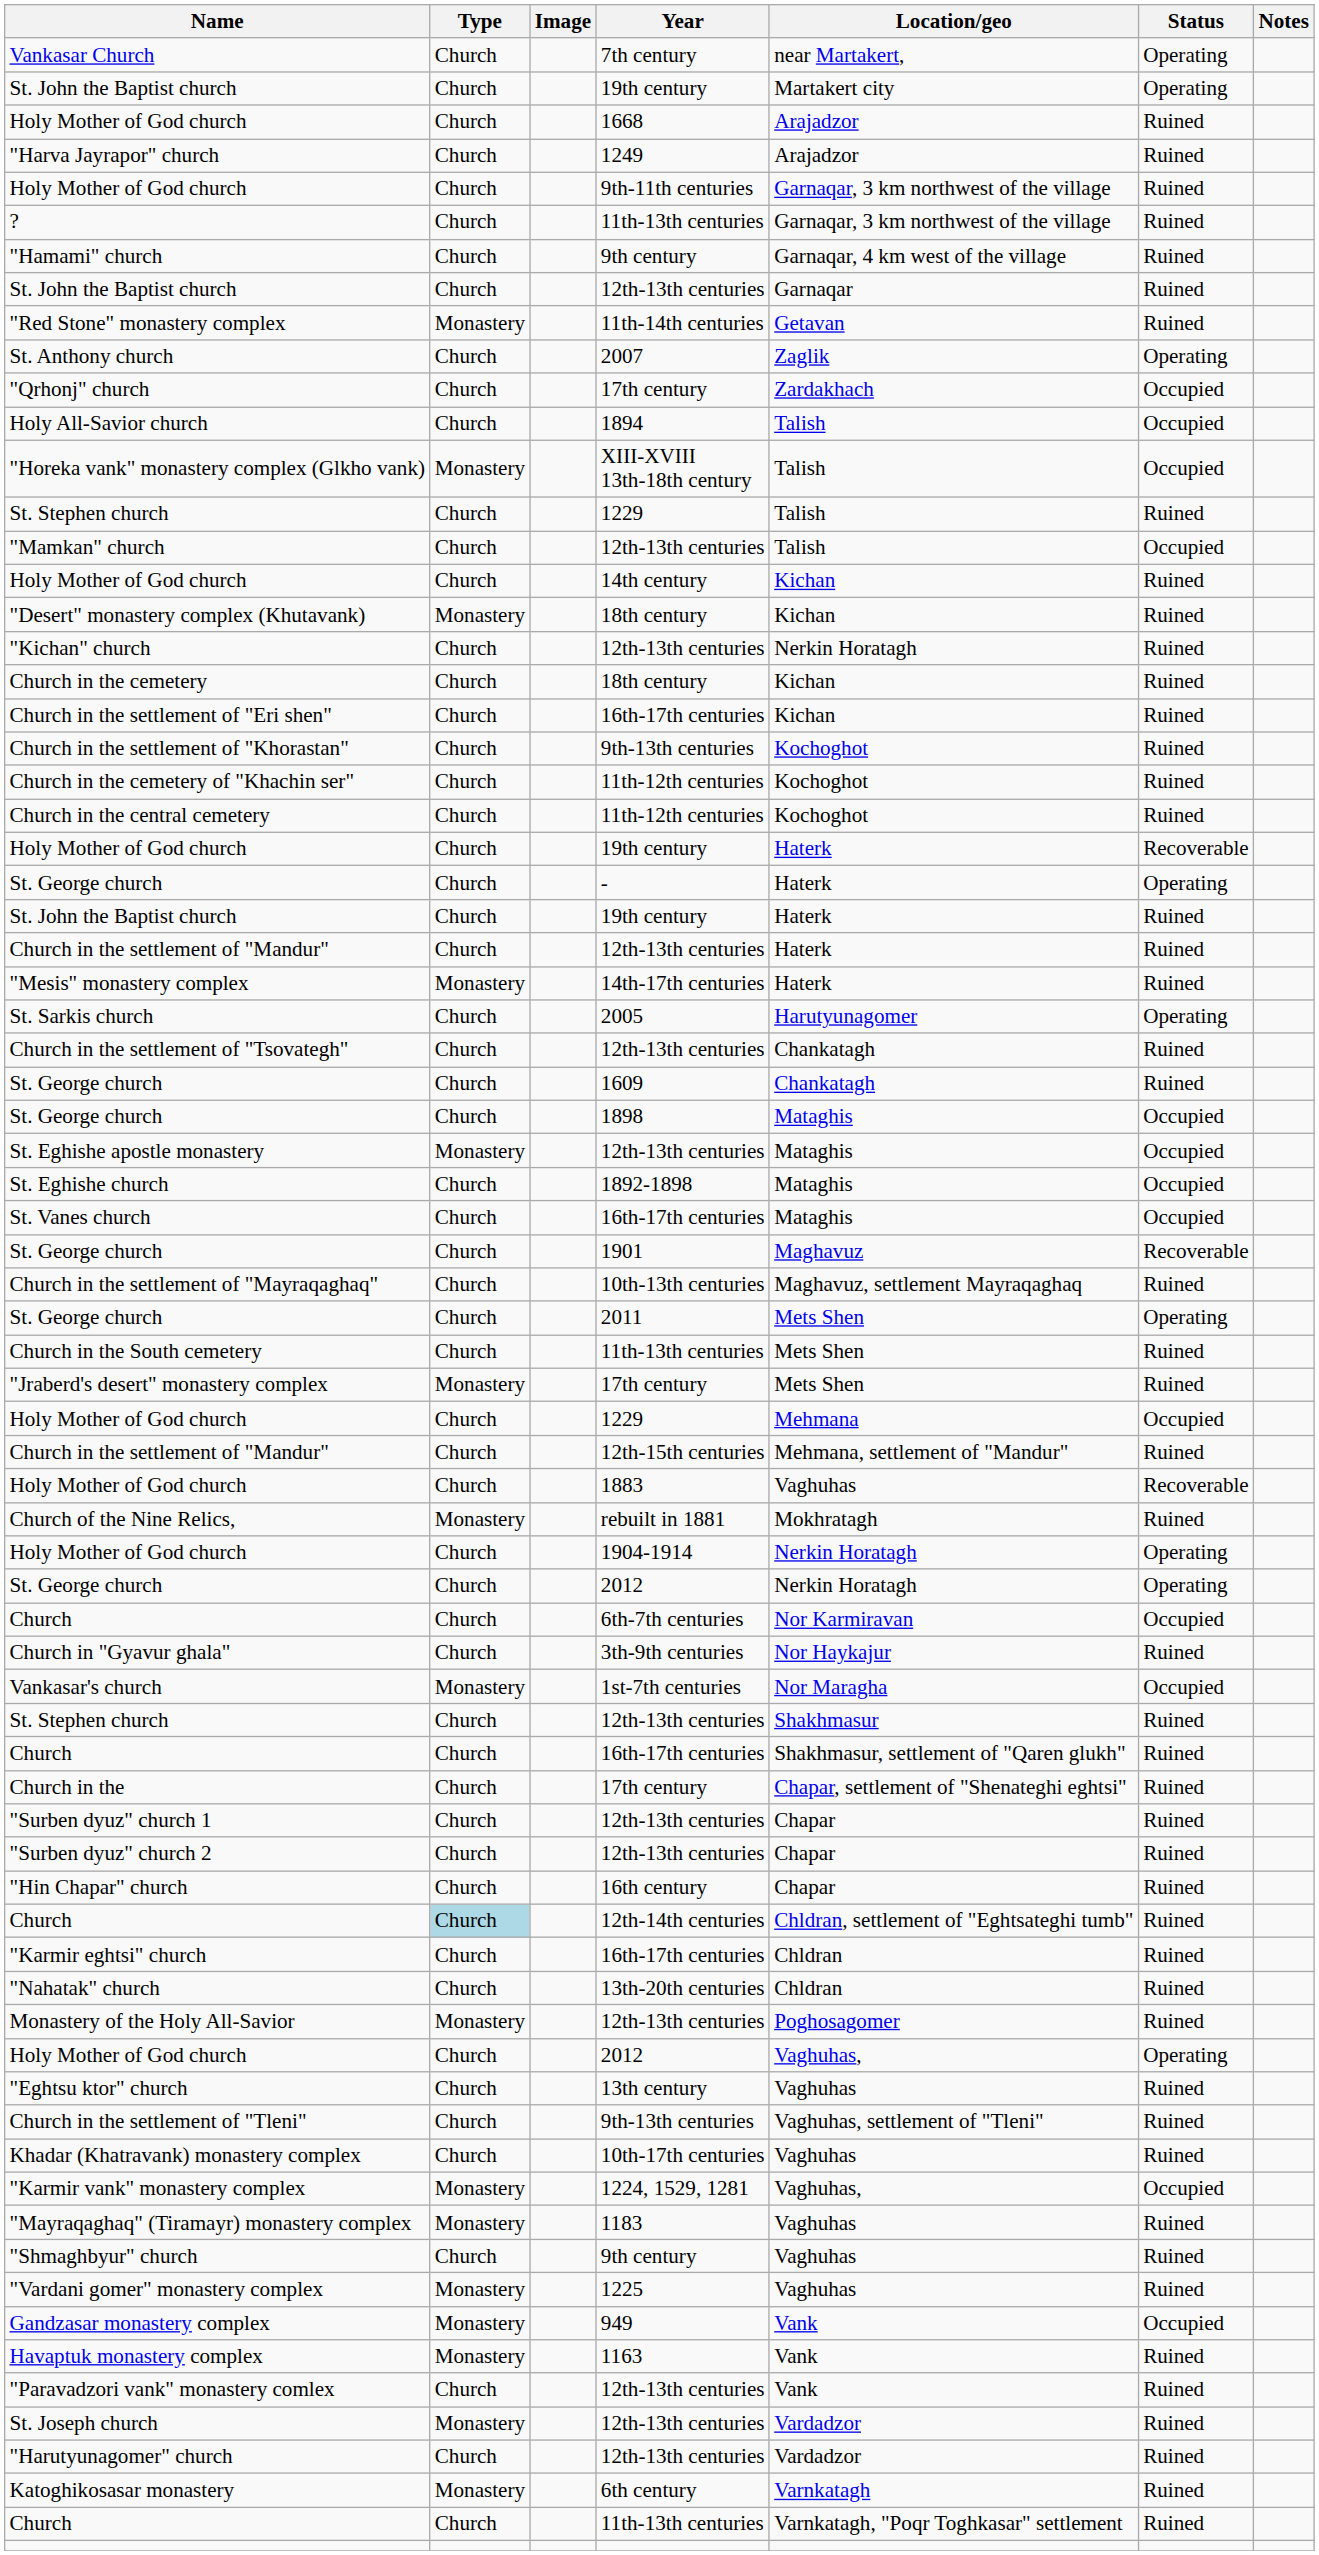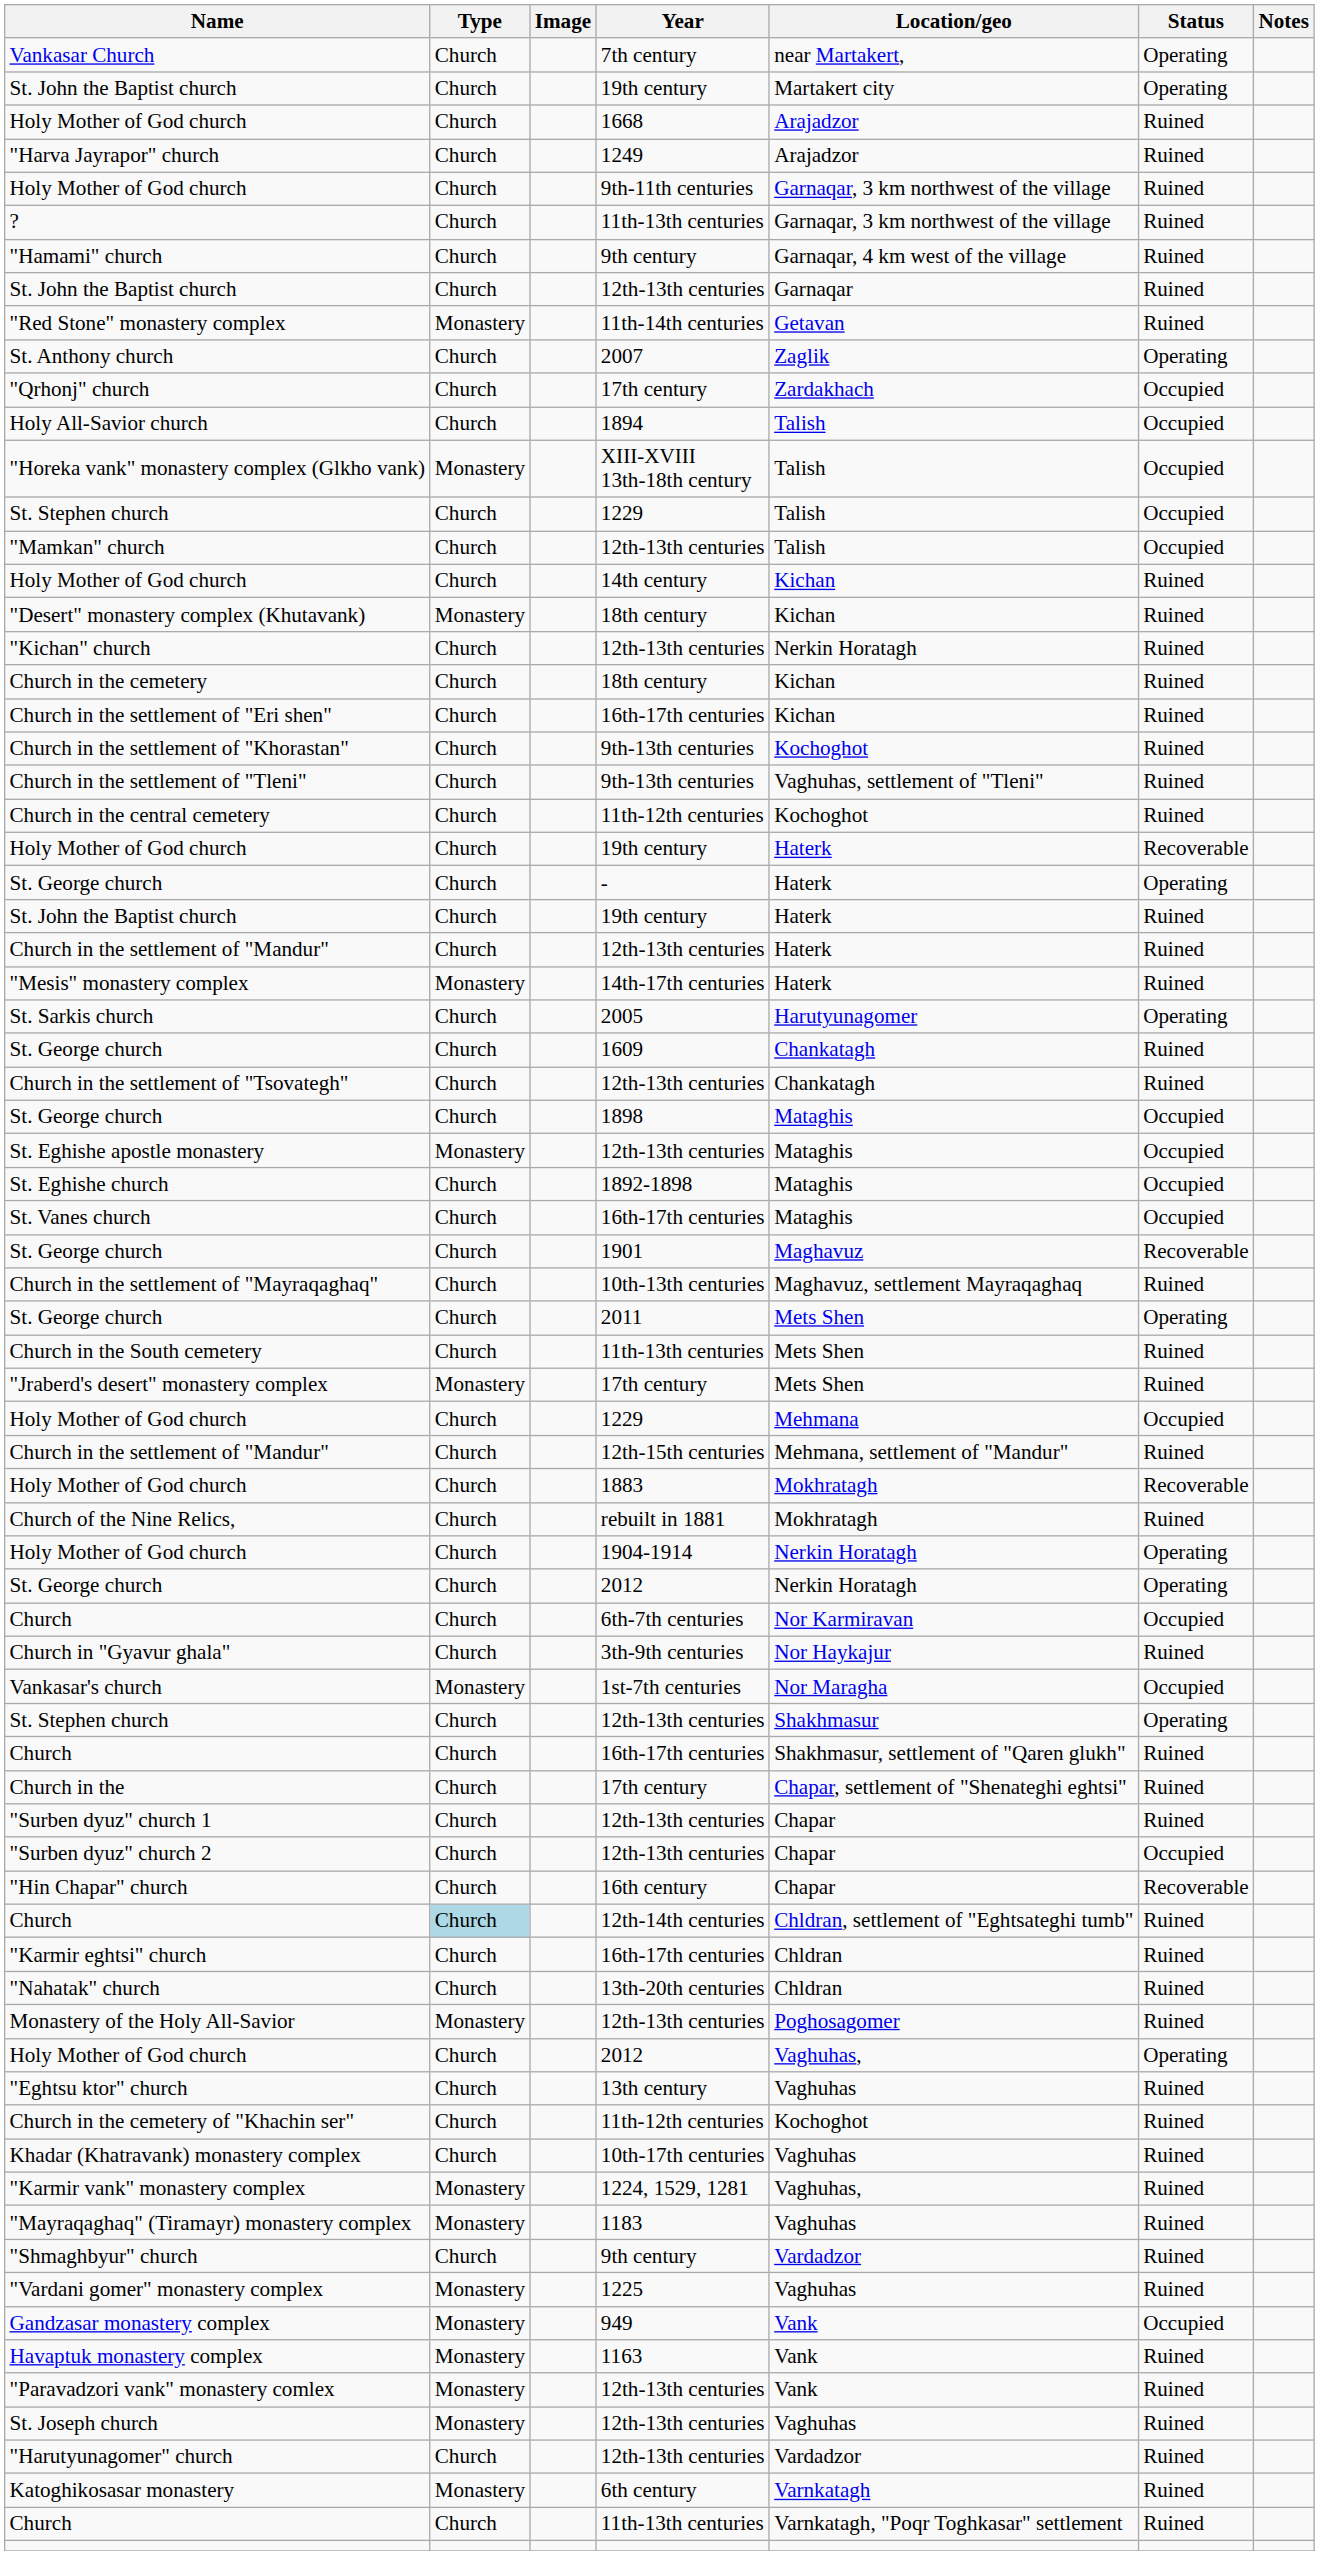(1174, 513) Ruined -> (1184, 513) Occupied
rows swapped: (182, 781) <-> (158, 2121)
rows swapped: (86, 1083) <-> (179, 1049)
(815, 1485) Vaghuhas -> (826, 1485) Mokhratagh
(480, 1518) Monastery -> (466, 1518) Church
(1174, 1719) Ruined -> (1185, 1719) Operating
(1174, 1853) Ruined -> (1184, 1853) Occupied
(1174, 1887) Ruined -> (1196, 1887) Recoverable
(1184, 2188) Occupied -> (1174, 2188) Ruined
(815, 2255) Vaghuhas -> (818, 2255) Vardadzor
(466, 2389) Church -> (480, 2389) Monastery
(818, 2423) Vardadzor -> (815, 2423) Vaghuhas
